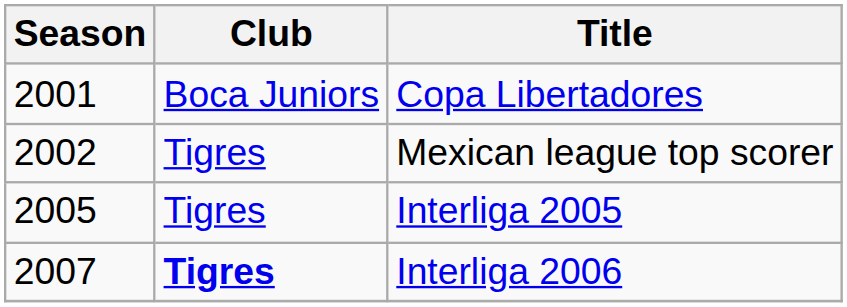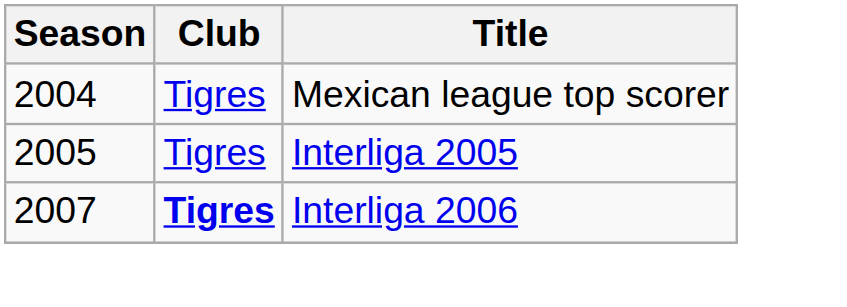- row: (550, 93)
(55, 152) 2002 -> (55, 93) 2004
